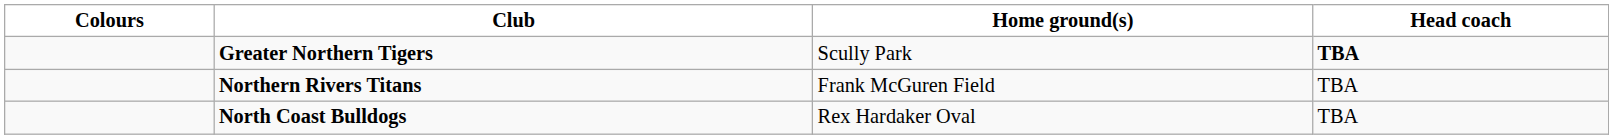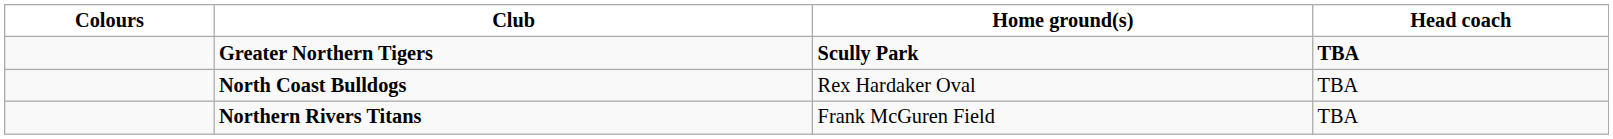(865, 52) normal -> (868, 52) bold
rows swapped: (313, 117) <-> (320, 85)
